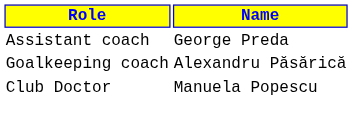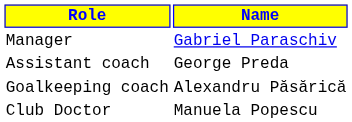+ row: (39, 41)
